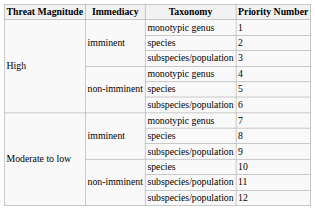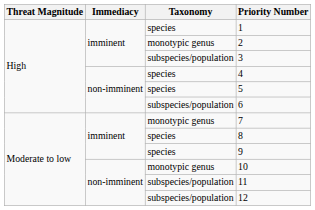(181, 27) monotypic genus -> (161, 27) species
(161, 43) species -> (181, 43) monotypic genus
(181, 74) monotypic genus -> (161, 74) species
(190, 151) subspecies/population -> (161, 151) species
(161, 167) species -> (181, 167) monotypic genus
